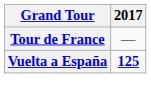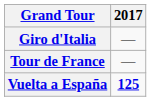+ row: (58, 38)
